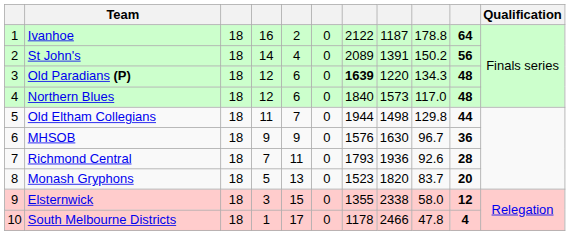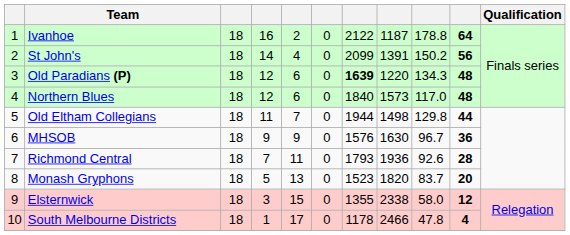(359, 55) 2089 -> (359, 55) 2099
